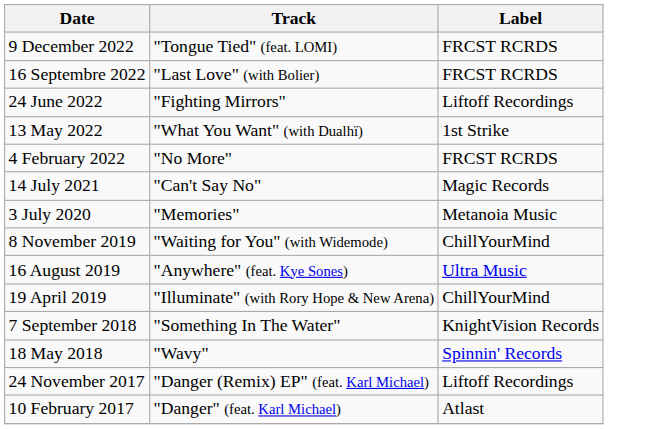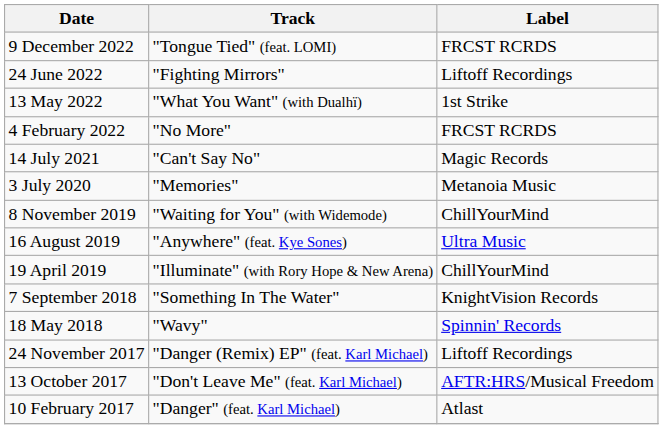- row: (77, 74)
+ row: (68, 381)
